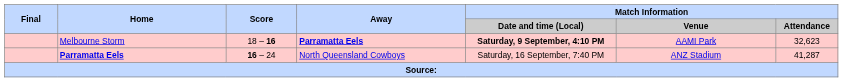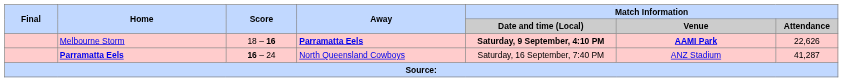(696, 41) normal -> (696, 41) bold
(807, 41) 32,623 -> (807, 41) 22,626
